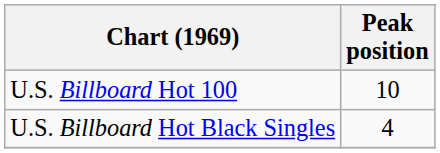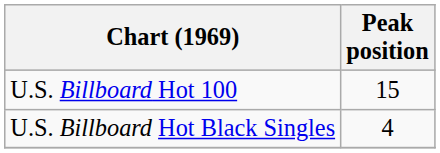(388, 89) 10 -> (388, 89) 15
